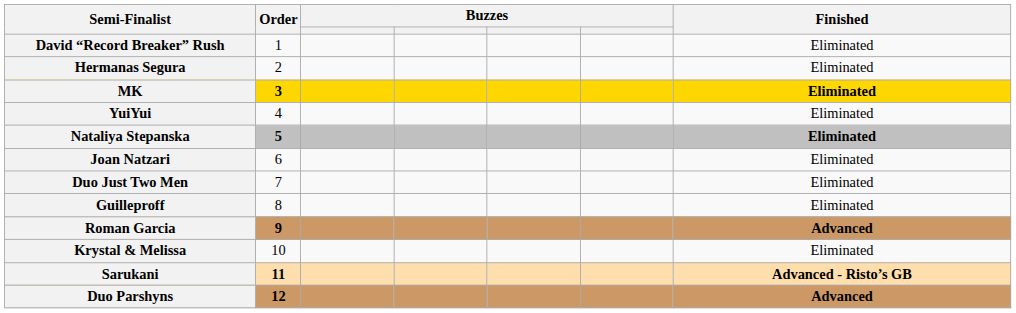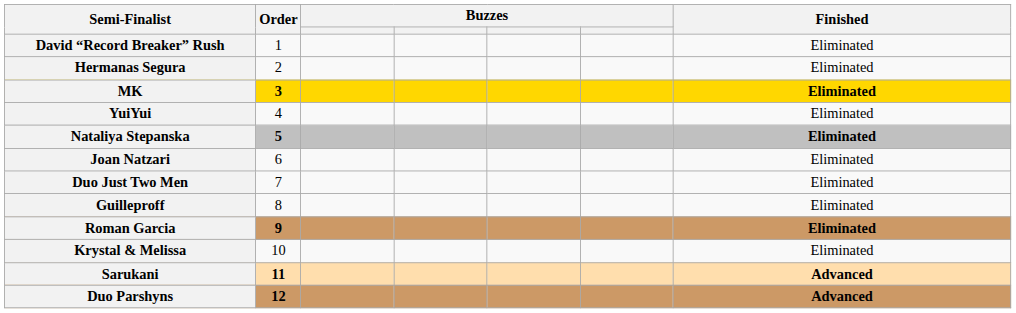(842, 228) Advanced -> (842, 228) Eliminated
(842, 273) Advanced - Risto’s GB -> (842, 273) Advanced
